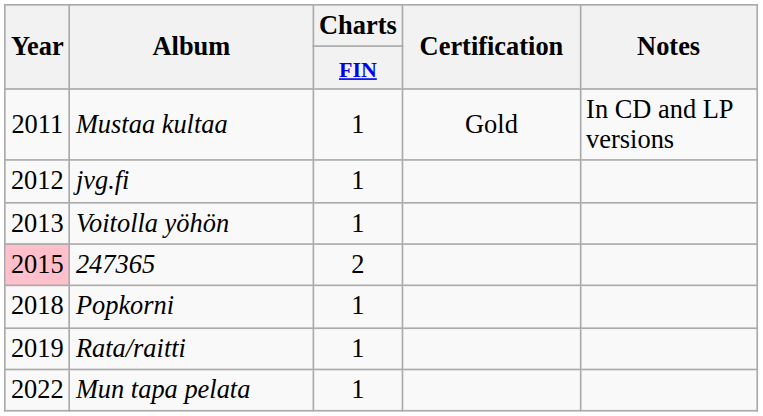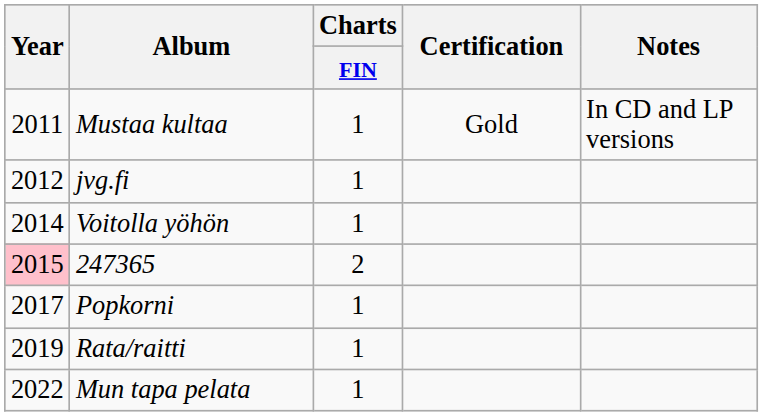(37, 222) 2013 -> (37, 222) 2014
(37, 306) 2018 -> (37, 306) 2017
